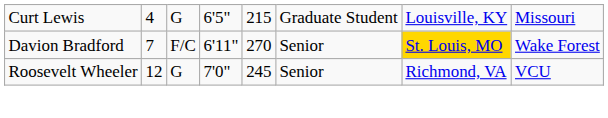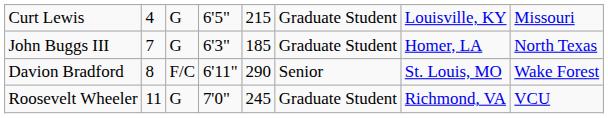+ row: (59, 44)
(150, 44) 7 -> (150, 71) 8
(259, 44) 270 -> (258, 71) 290
(454, 44) gold background -> (453, 71) no background
(154, 71) 12 -> (154, 98) 11
(302, 71) Senior -> (338, 98) Graduate Student
